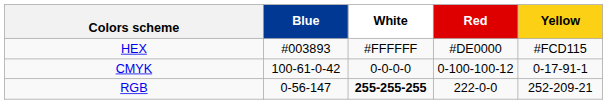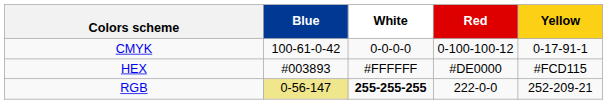rows swapped: (134, 68) <-> (134, 48)
(306, 88) no background -> (306, 88) khaki background
